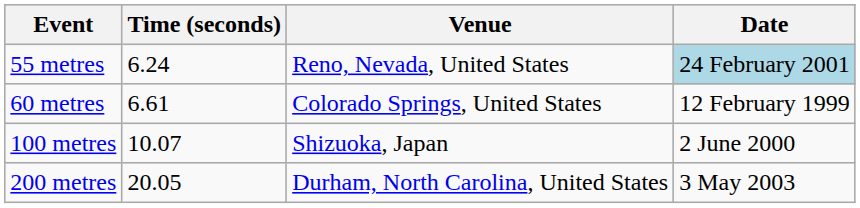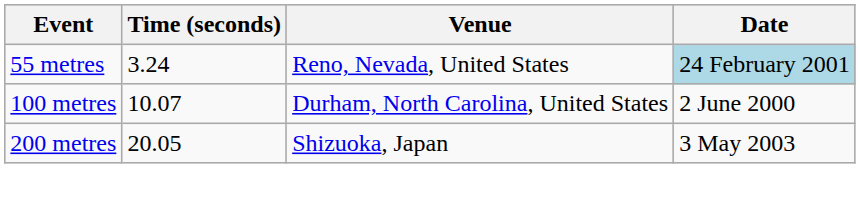(148, 64) 6.24 -> (148, 64) 3.24
- row: (57, 103)
(370, 143) Shizuoka, Japan -> (480, 103) Durham, North Carolina, United States
(480, 182) Durham, North Carolina, United States -> (370, 143) Shizuoka, Japan
